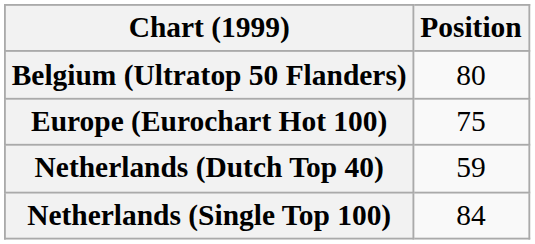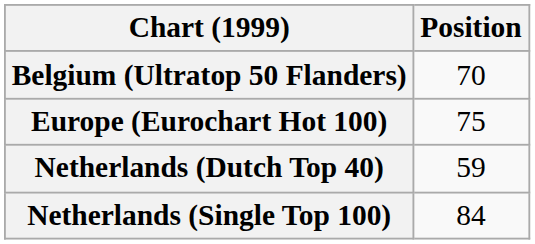(471, 74) 80 -> (471, 74) 70
